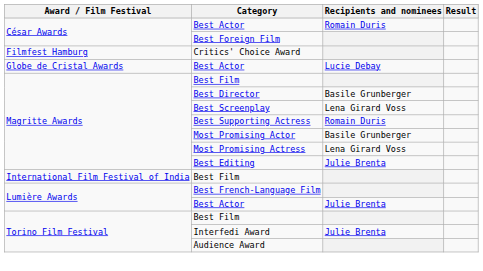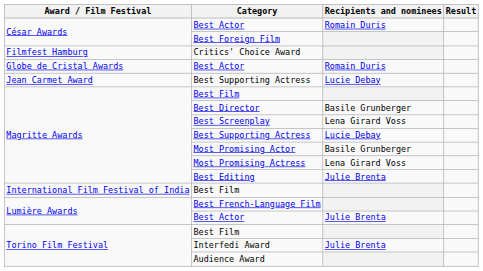(353, 66) Lucie Debay -> (355, 66) Romain Duris
+ row: (50, 80)
(355, 121) Romain Duris -> (353, 135) Lucie Debay
